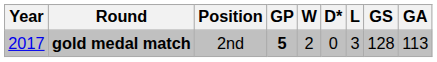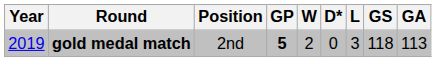(26, 43) 2017 -> (26, 43) 2019
(381, 43) 128 -> (380, 43) 118
